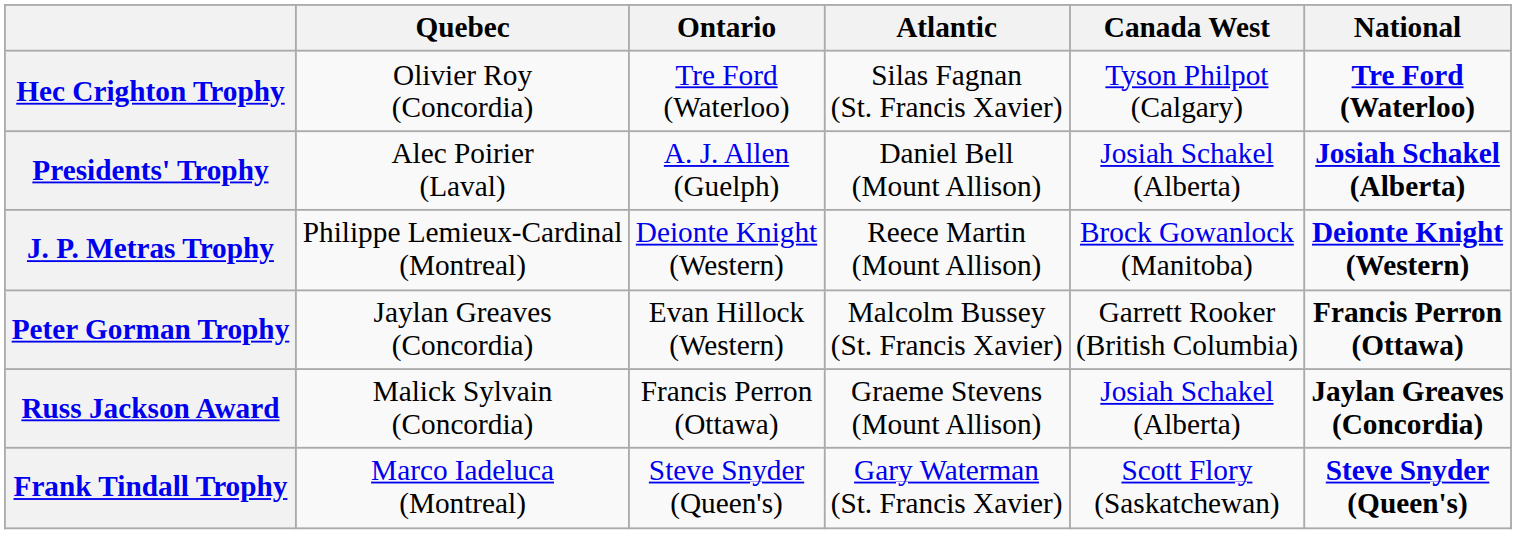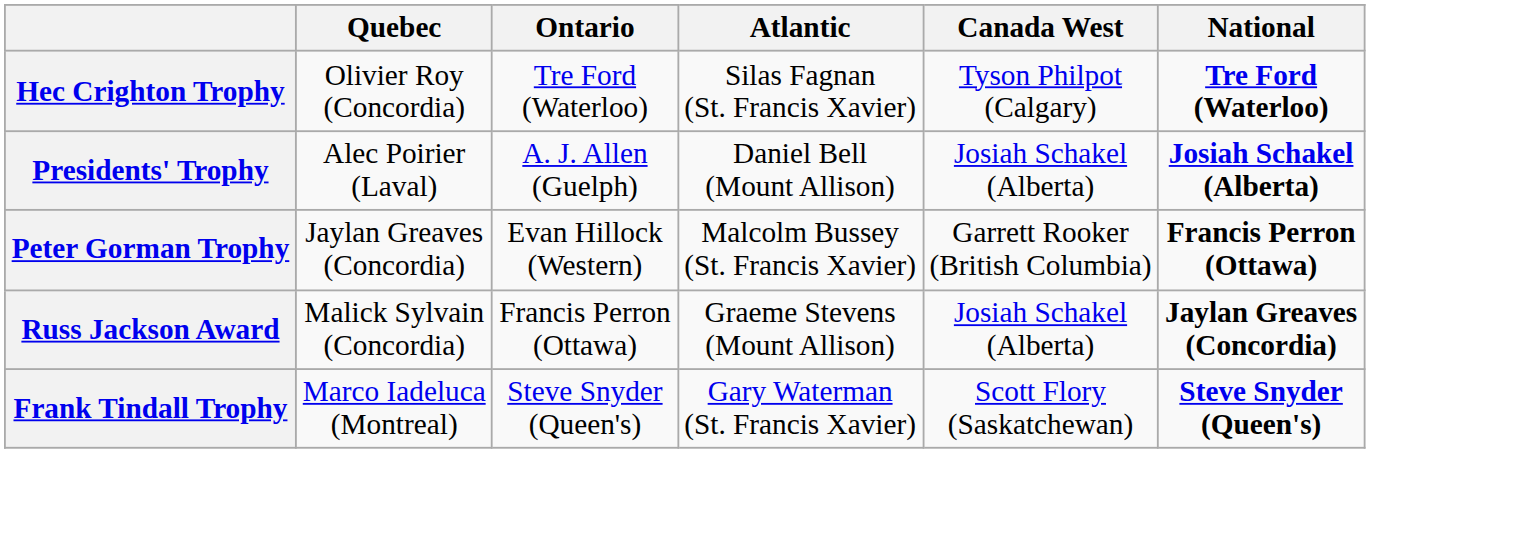- row: (150, 249)
